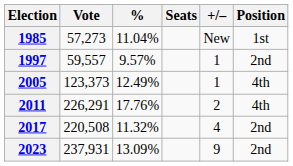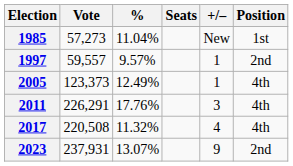(217, 104) 2 -> (217, 104) 3
(261, 127) 2nd -> (261, 127) 4th
(137, 149) 13.09% -> (137, 149) 13.07%
